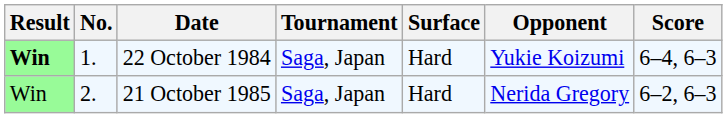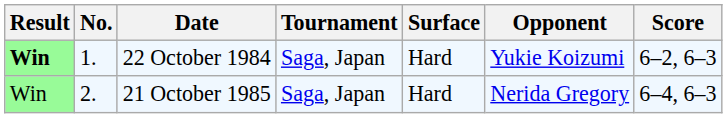(678, 57) 6–4, 6–3 -> (678, 57) 6–2, 6–3
(678, 93) 6–2, 6–3 -> (678, 93) 6–4, 6–3
